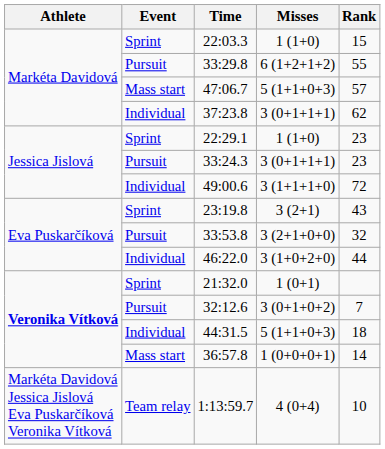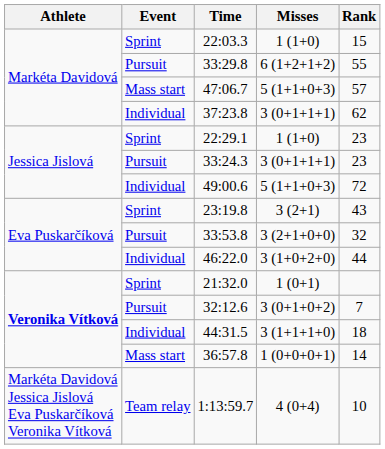(298, 186) 3 (1+1+1+0) -> (298, 186) 5 (1+1+0+3)
(298, 331) 5 (1+1+0+3) -> (298, 331) 3 (1+1+1+0)
